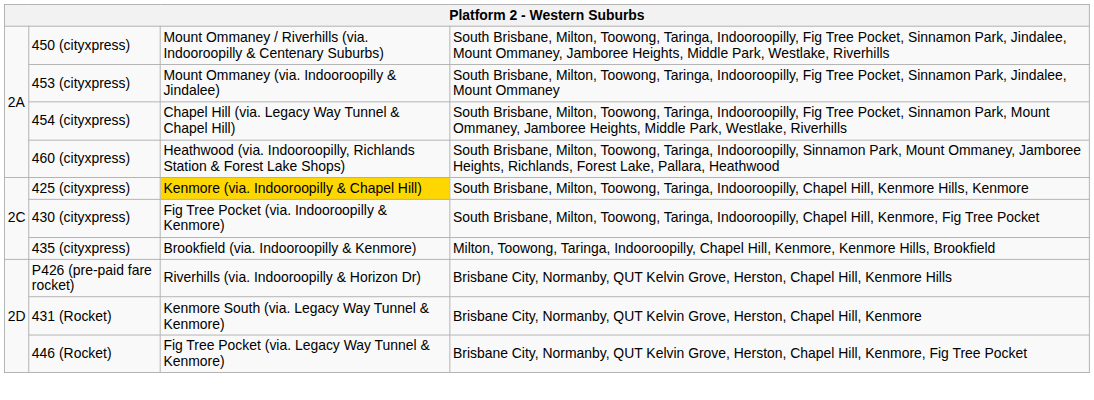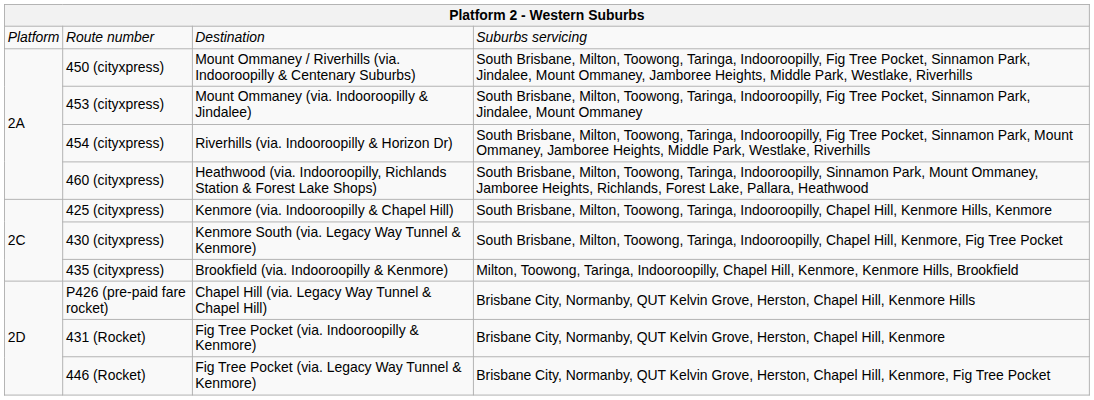+ row: (110, 37)
(282, 120) Chapel Hill (via. Legacy Way Tunnel & Chapel Hill) -> (324, 142) Riverhills (via. Indooroopilly & Horizon Dr)
(293, 188) gold background -> (324, 210) no background
(275, 218) Fig Tree Pocket (via. Indooroopilly & Kenmore) -> (328, 240) Kenmore South (via. Legacy Way Tunnel & Kenmore)
(292, 278) Riverhills (via. Indooroopilly & Horizon Dr) -> (313, 300) Chapel Hill (via. Legacy Way Tunnel & Chapel Hill)
(296, 316) Kenmore South (via. Legacy Way Tunnel & Kenmore) -> (307, 338) Fig Tree Pocket (via. Indooroopilly & Kenmore)
